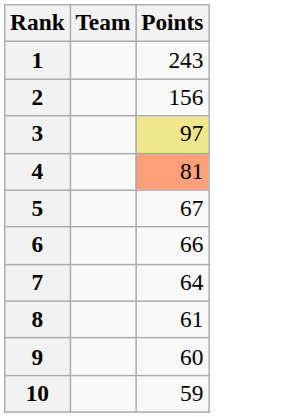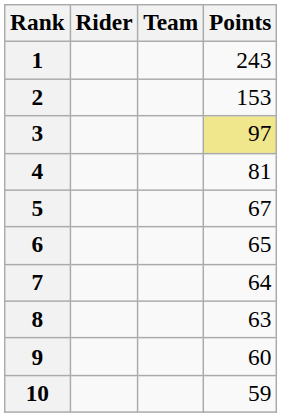+ column: (104, 23)
(186, 97) 156 -> (254, 97) 153
(192, 171) lightsalmon background -> (260, 171) no background
(192, 245) 66 -> (260, 245) 65
(192, 319) 61 -> (260, 319) 63
